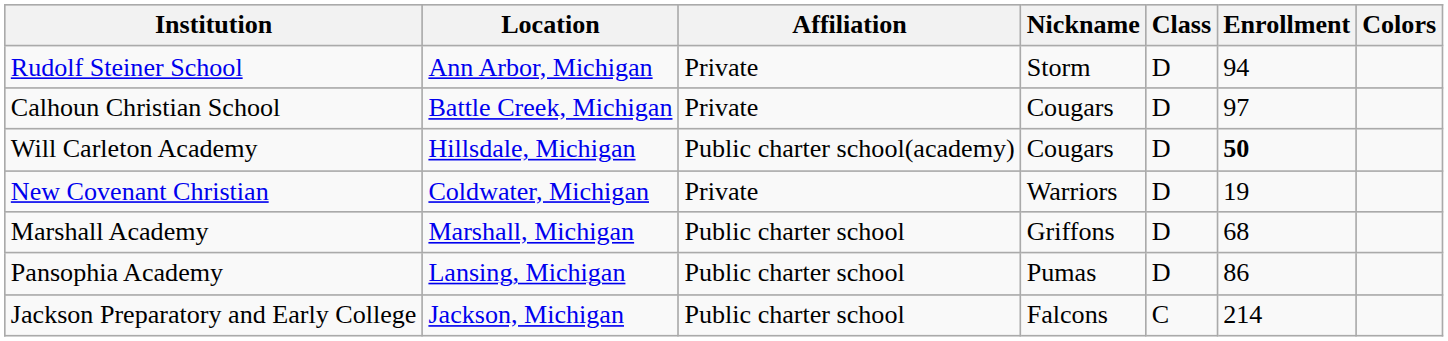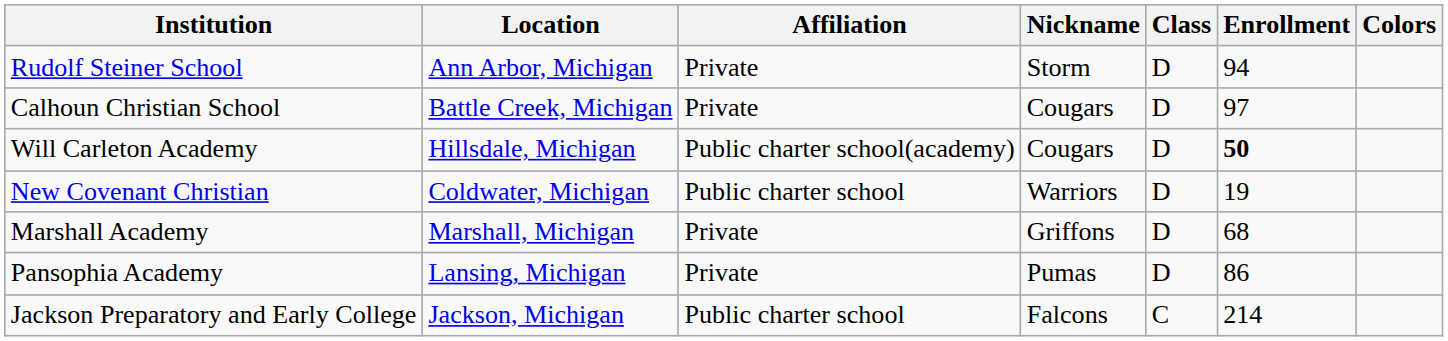(721, 190) Private -> (795, 190) Public charter school
(795, 231) Public charter school -> (721, 231) Private
(795, 273) Public charter school -> (721, 273) Private
